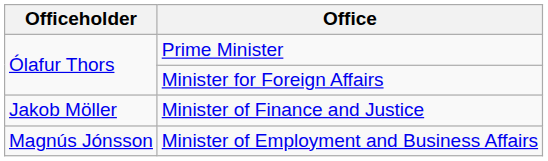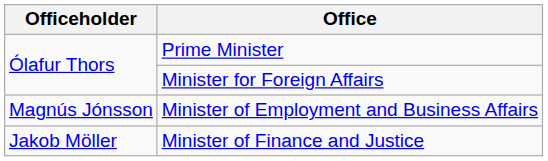rows swapped: (293, 110) <-> (350, 140)
